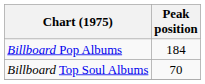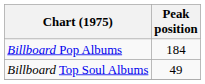(176, 69) 70 -> (176, 69) 49
